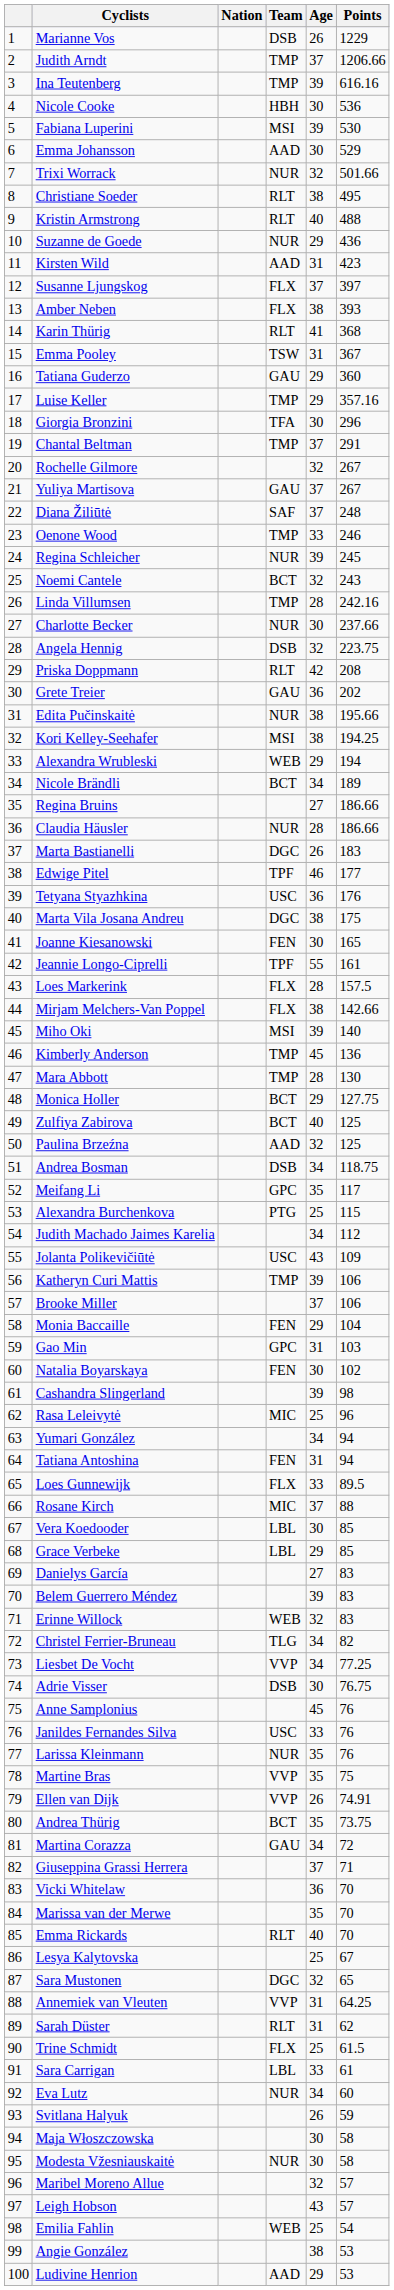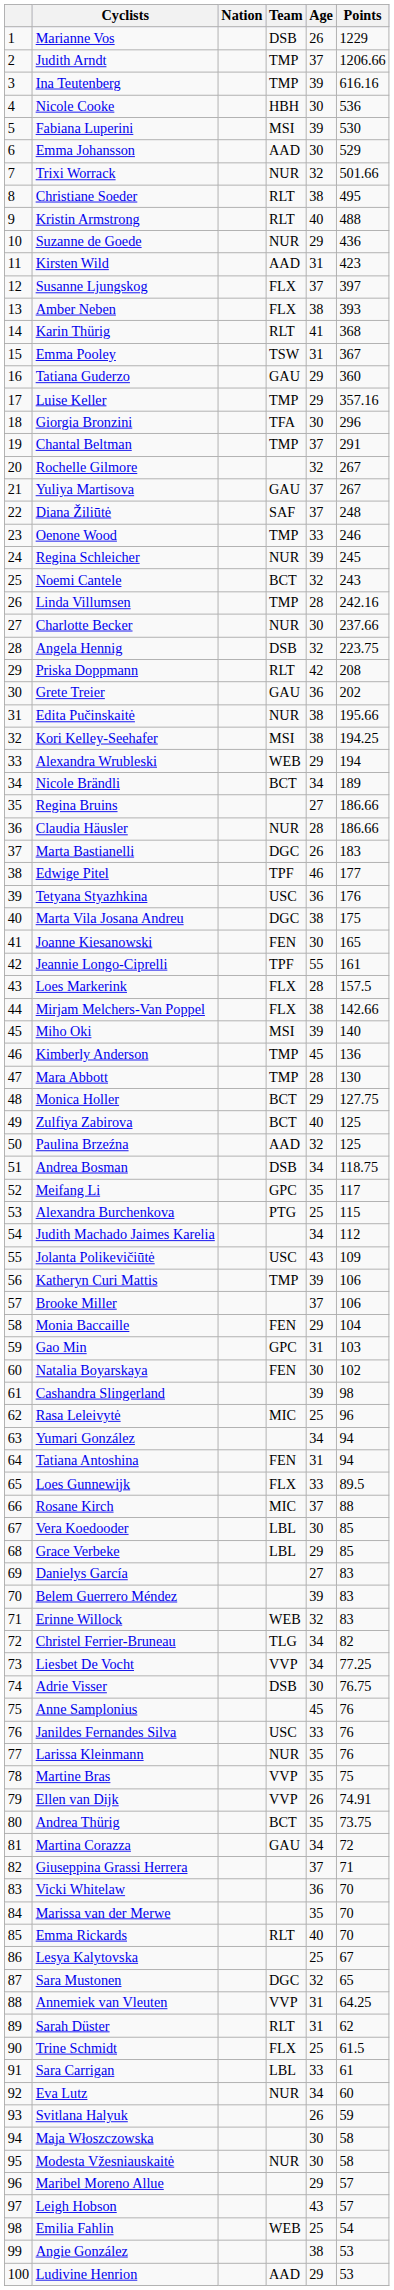(316, 2183) 32 -> (316, 2183) 29
